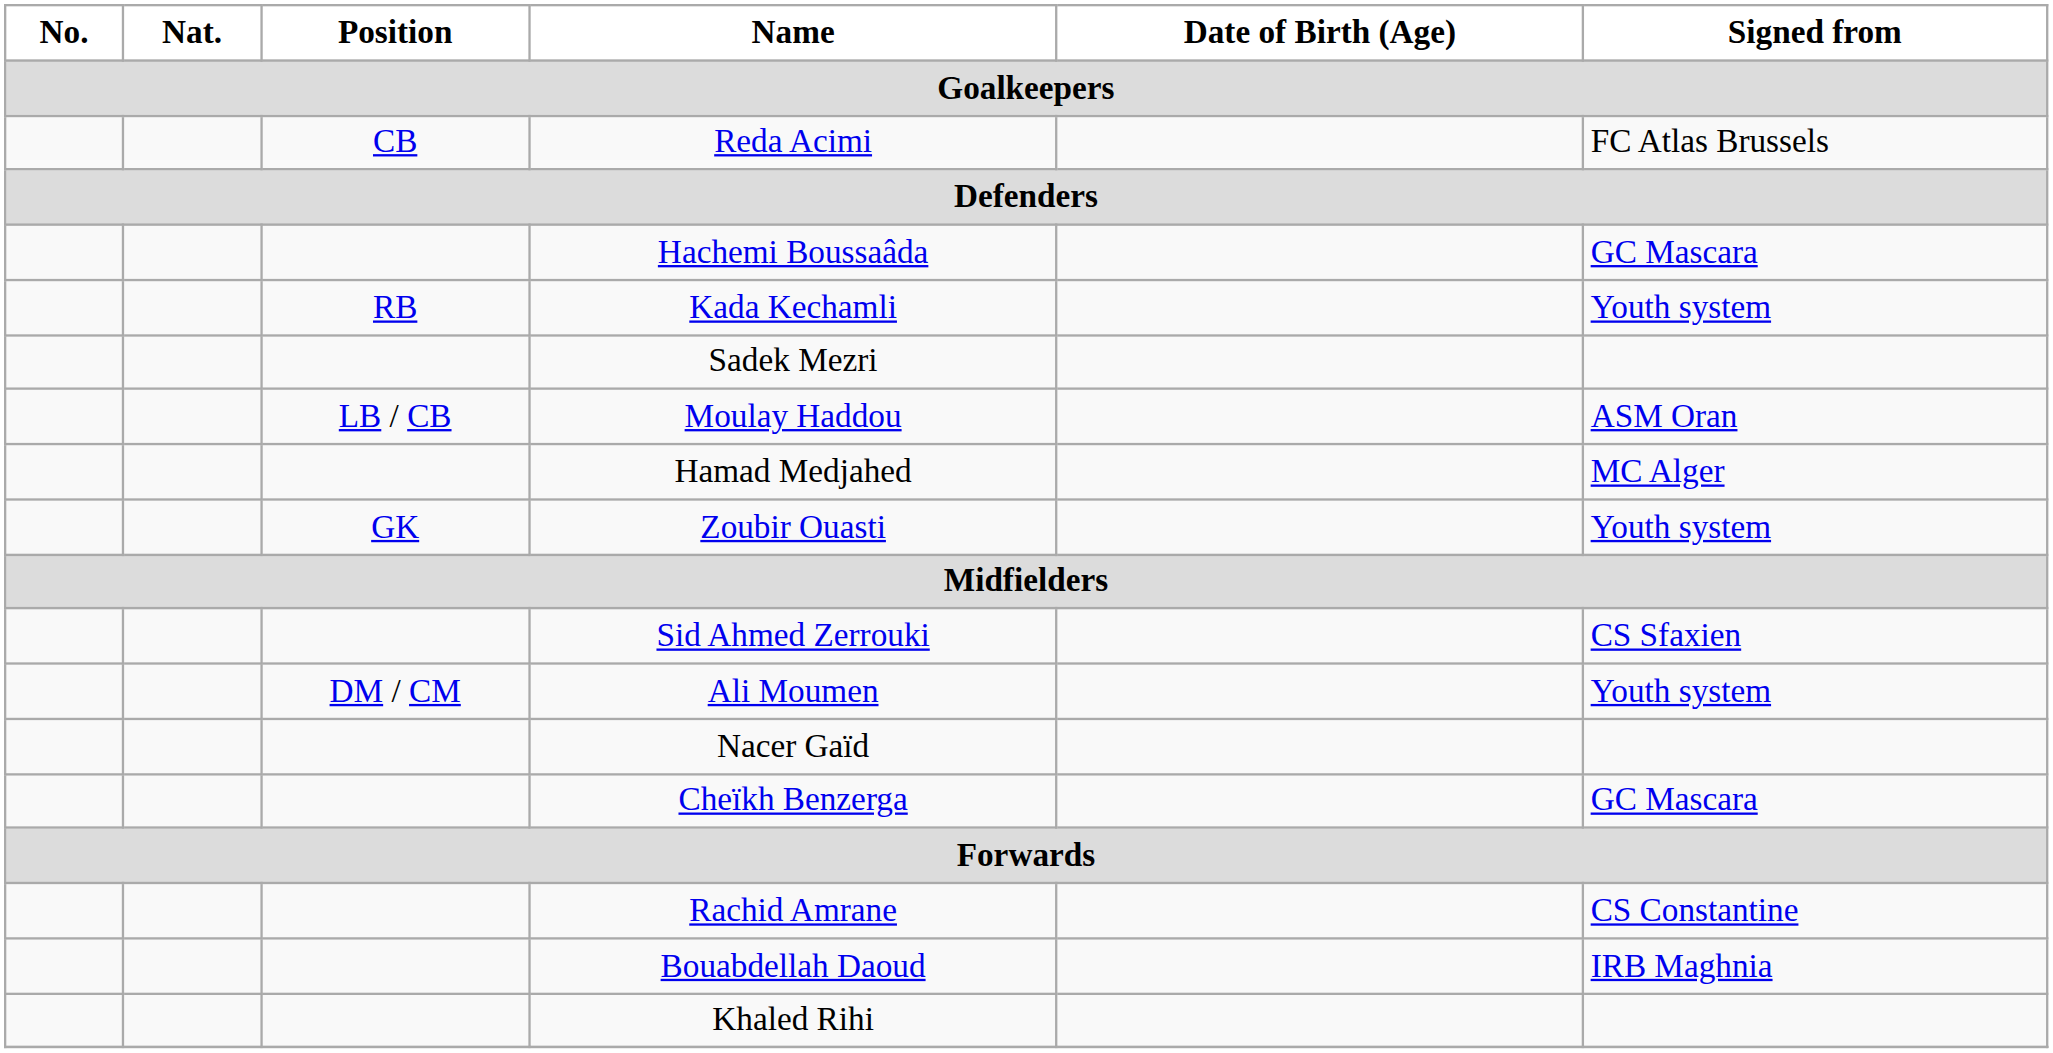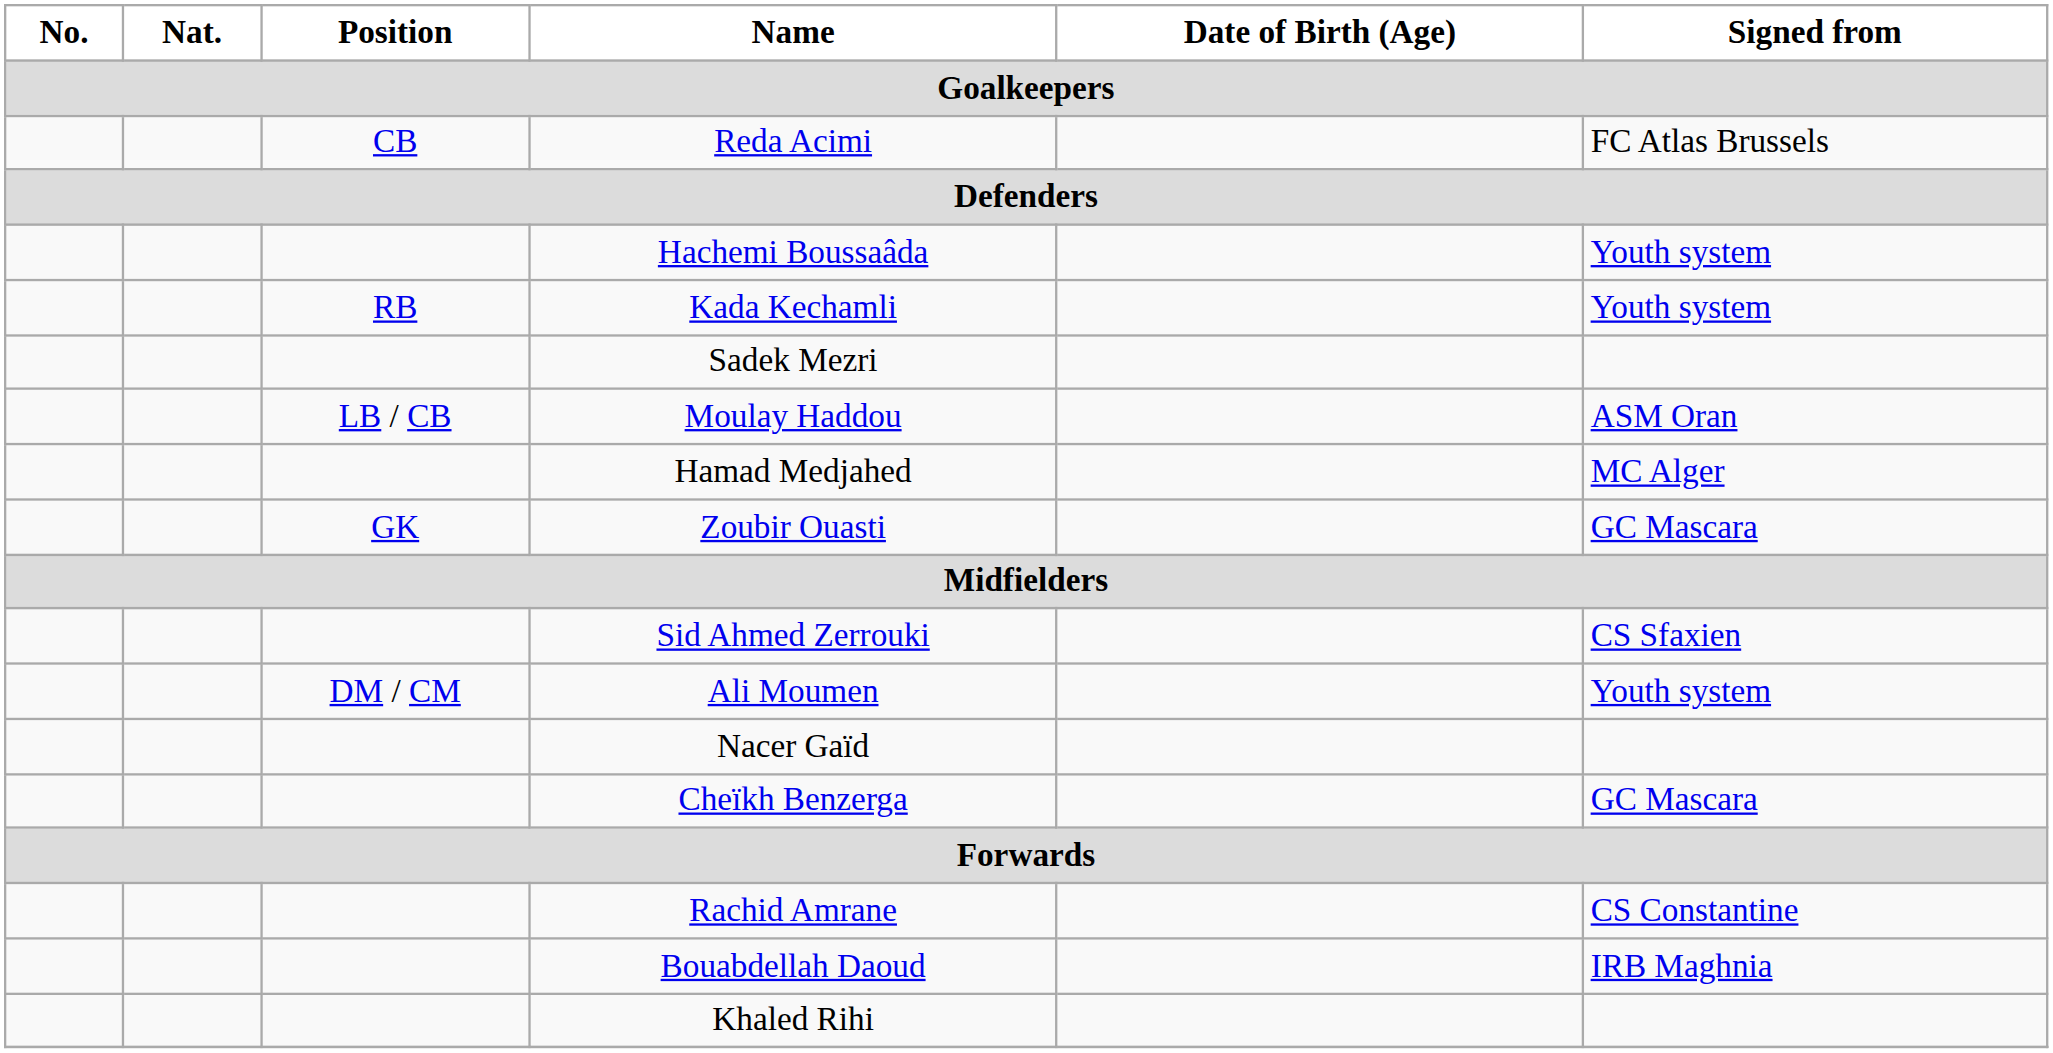(1674, 251) GC Mascara -> (1681, 251) Youth system
(1681, 526) Youth system -> (1674, 526) GC Mascara
